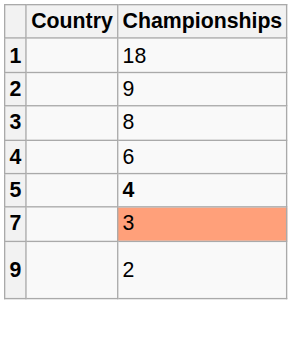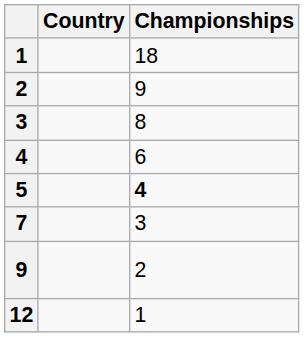(129, 223) lightsalmon background -> (140, 223) no background
+ row: (21, 315)
